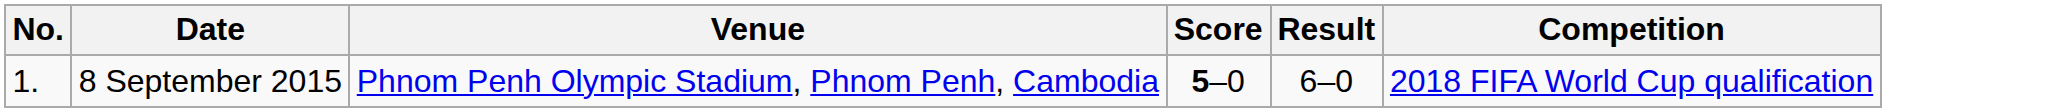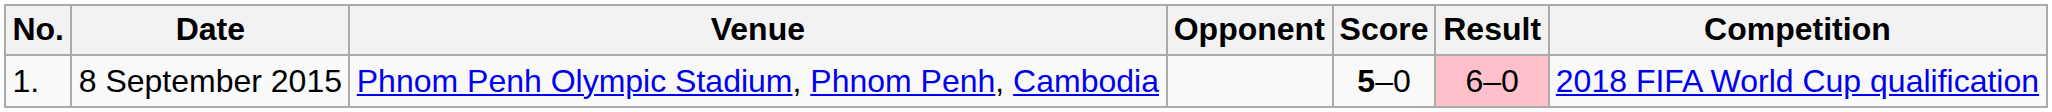+ column: (1249, 29)
(1326, 80) no background -> (1492, 80) pink background
